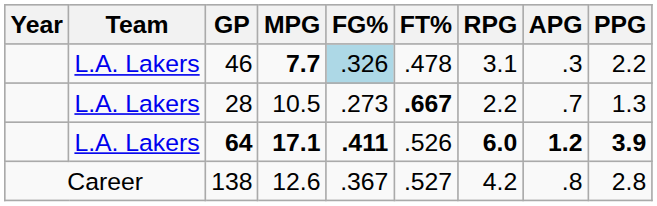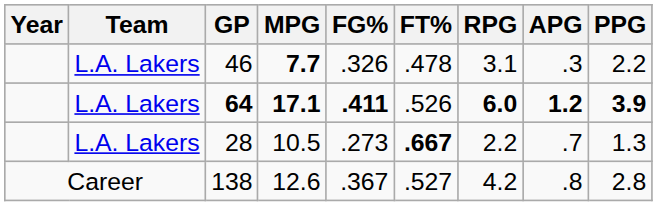(364, 64) lightblue background -> (364, 64) no background
rows swapped: (239, 142) <-> (239, 103)
